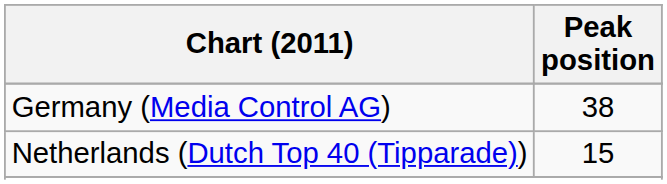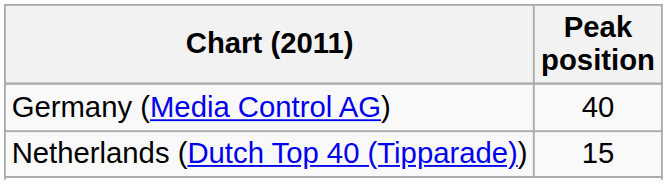(598, 107) 38 -> (598, 107) 40
